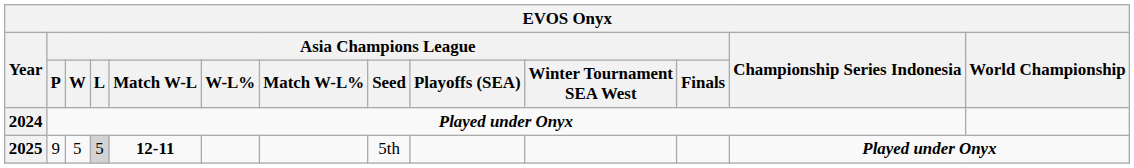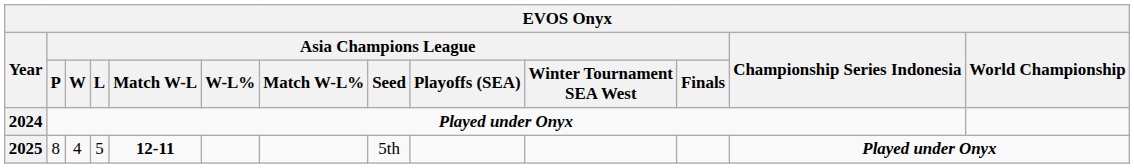(56, 149) 9 -> (56, 149) 8
(77, 149) 5 -> (77, 149) 4
(99, 149) lightgrey background -> (99, 149) no background
